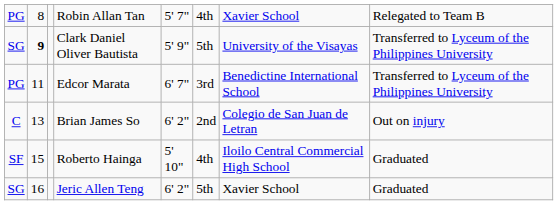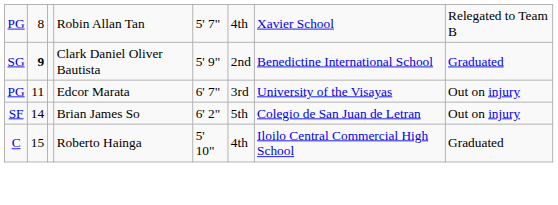(205, 45) 5th -> (241, 61) 2nd
(290, 45) University of the Visayas -> (345, 61) Benedictine International School
(451, 45) Transferred to Lyceum of the Philippines University -> (476, 61) Graduated
(290, 83) Benedictine International School -> (325, 91) University of the Visayas
(451, 83) Transferred to Lyceum of the Philippines University -> (484, 91) Out on injury
(16, 121) C -> (16, 113) SF
(38, 121) 13 -> (38, 113) 14
(206, 121) 2nd -> (239, 113) 5th
(16, 159) SF -> (16, 143) C
- row: (100, 189)
